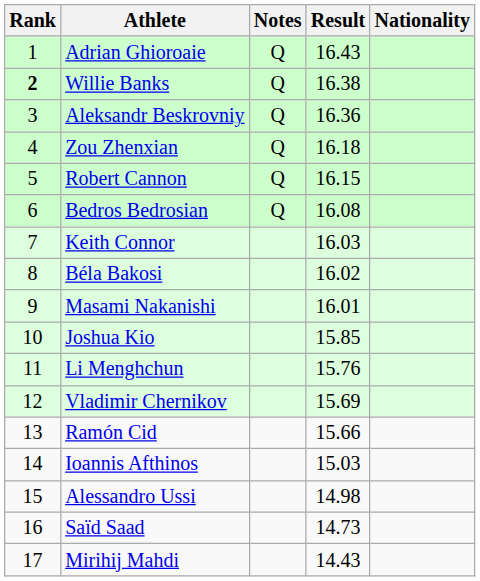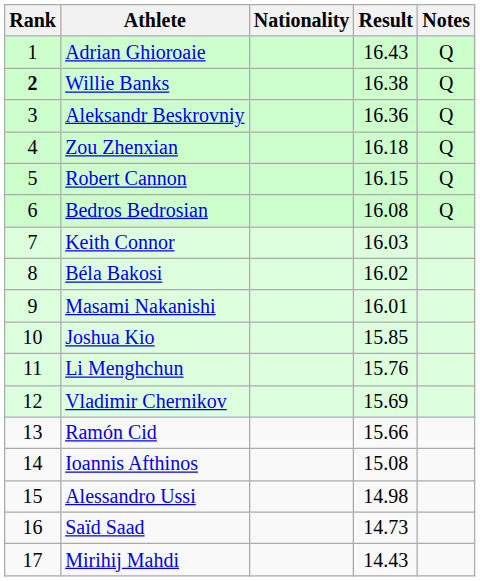columns swapped: (422, 20) <-> (278, 20)
(338, 464) 15.03 -> (386, 464) 15.08
